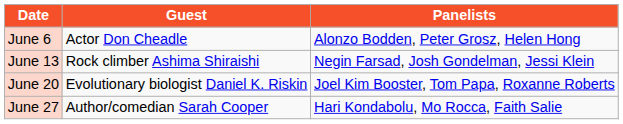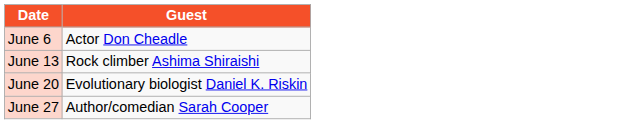- column: (464, 15)
